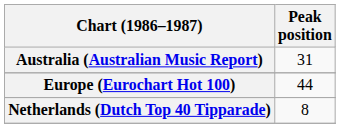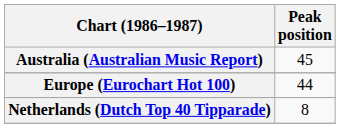(305, 60) 31 -> (305, 60) 45
